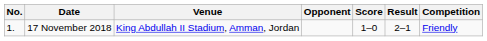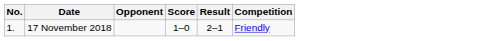- column: (208, 12)
